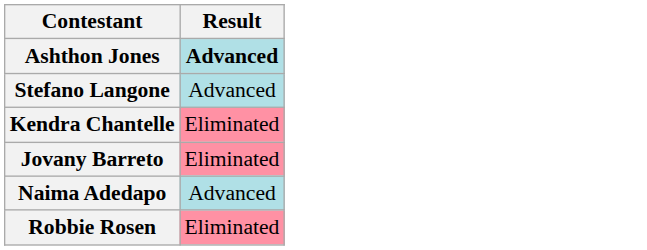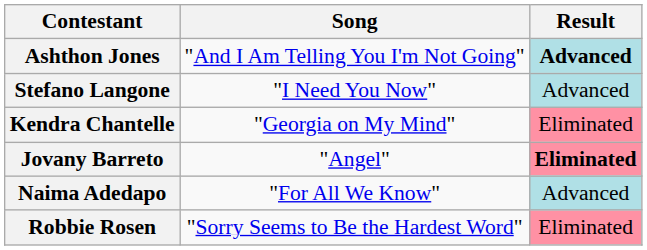+ column: (355, 21)
(232, 158) normal -> (586, 158) bold
